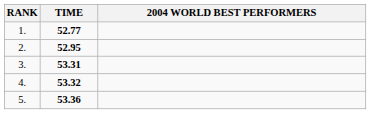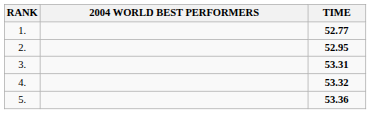columns swapped: (232, 13) <-> (69, 13)
